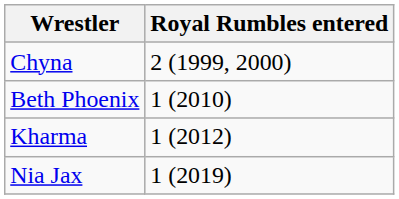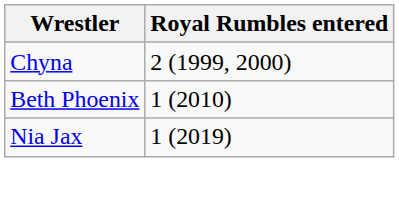- row: (49, 136)
